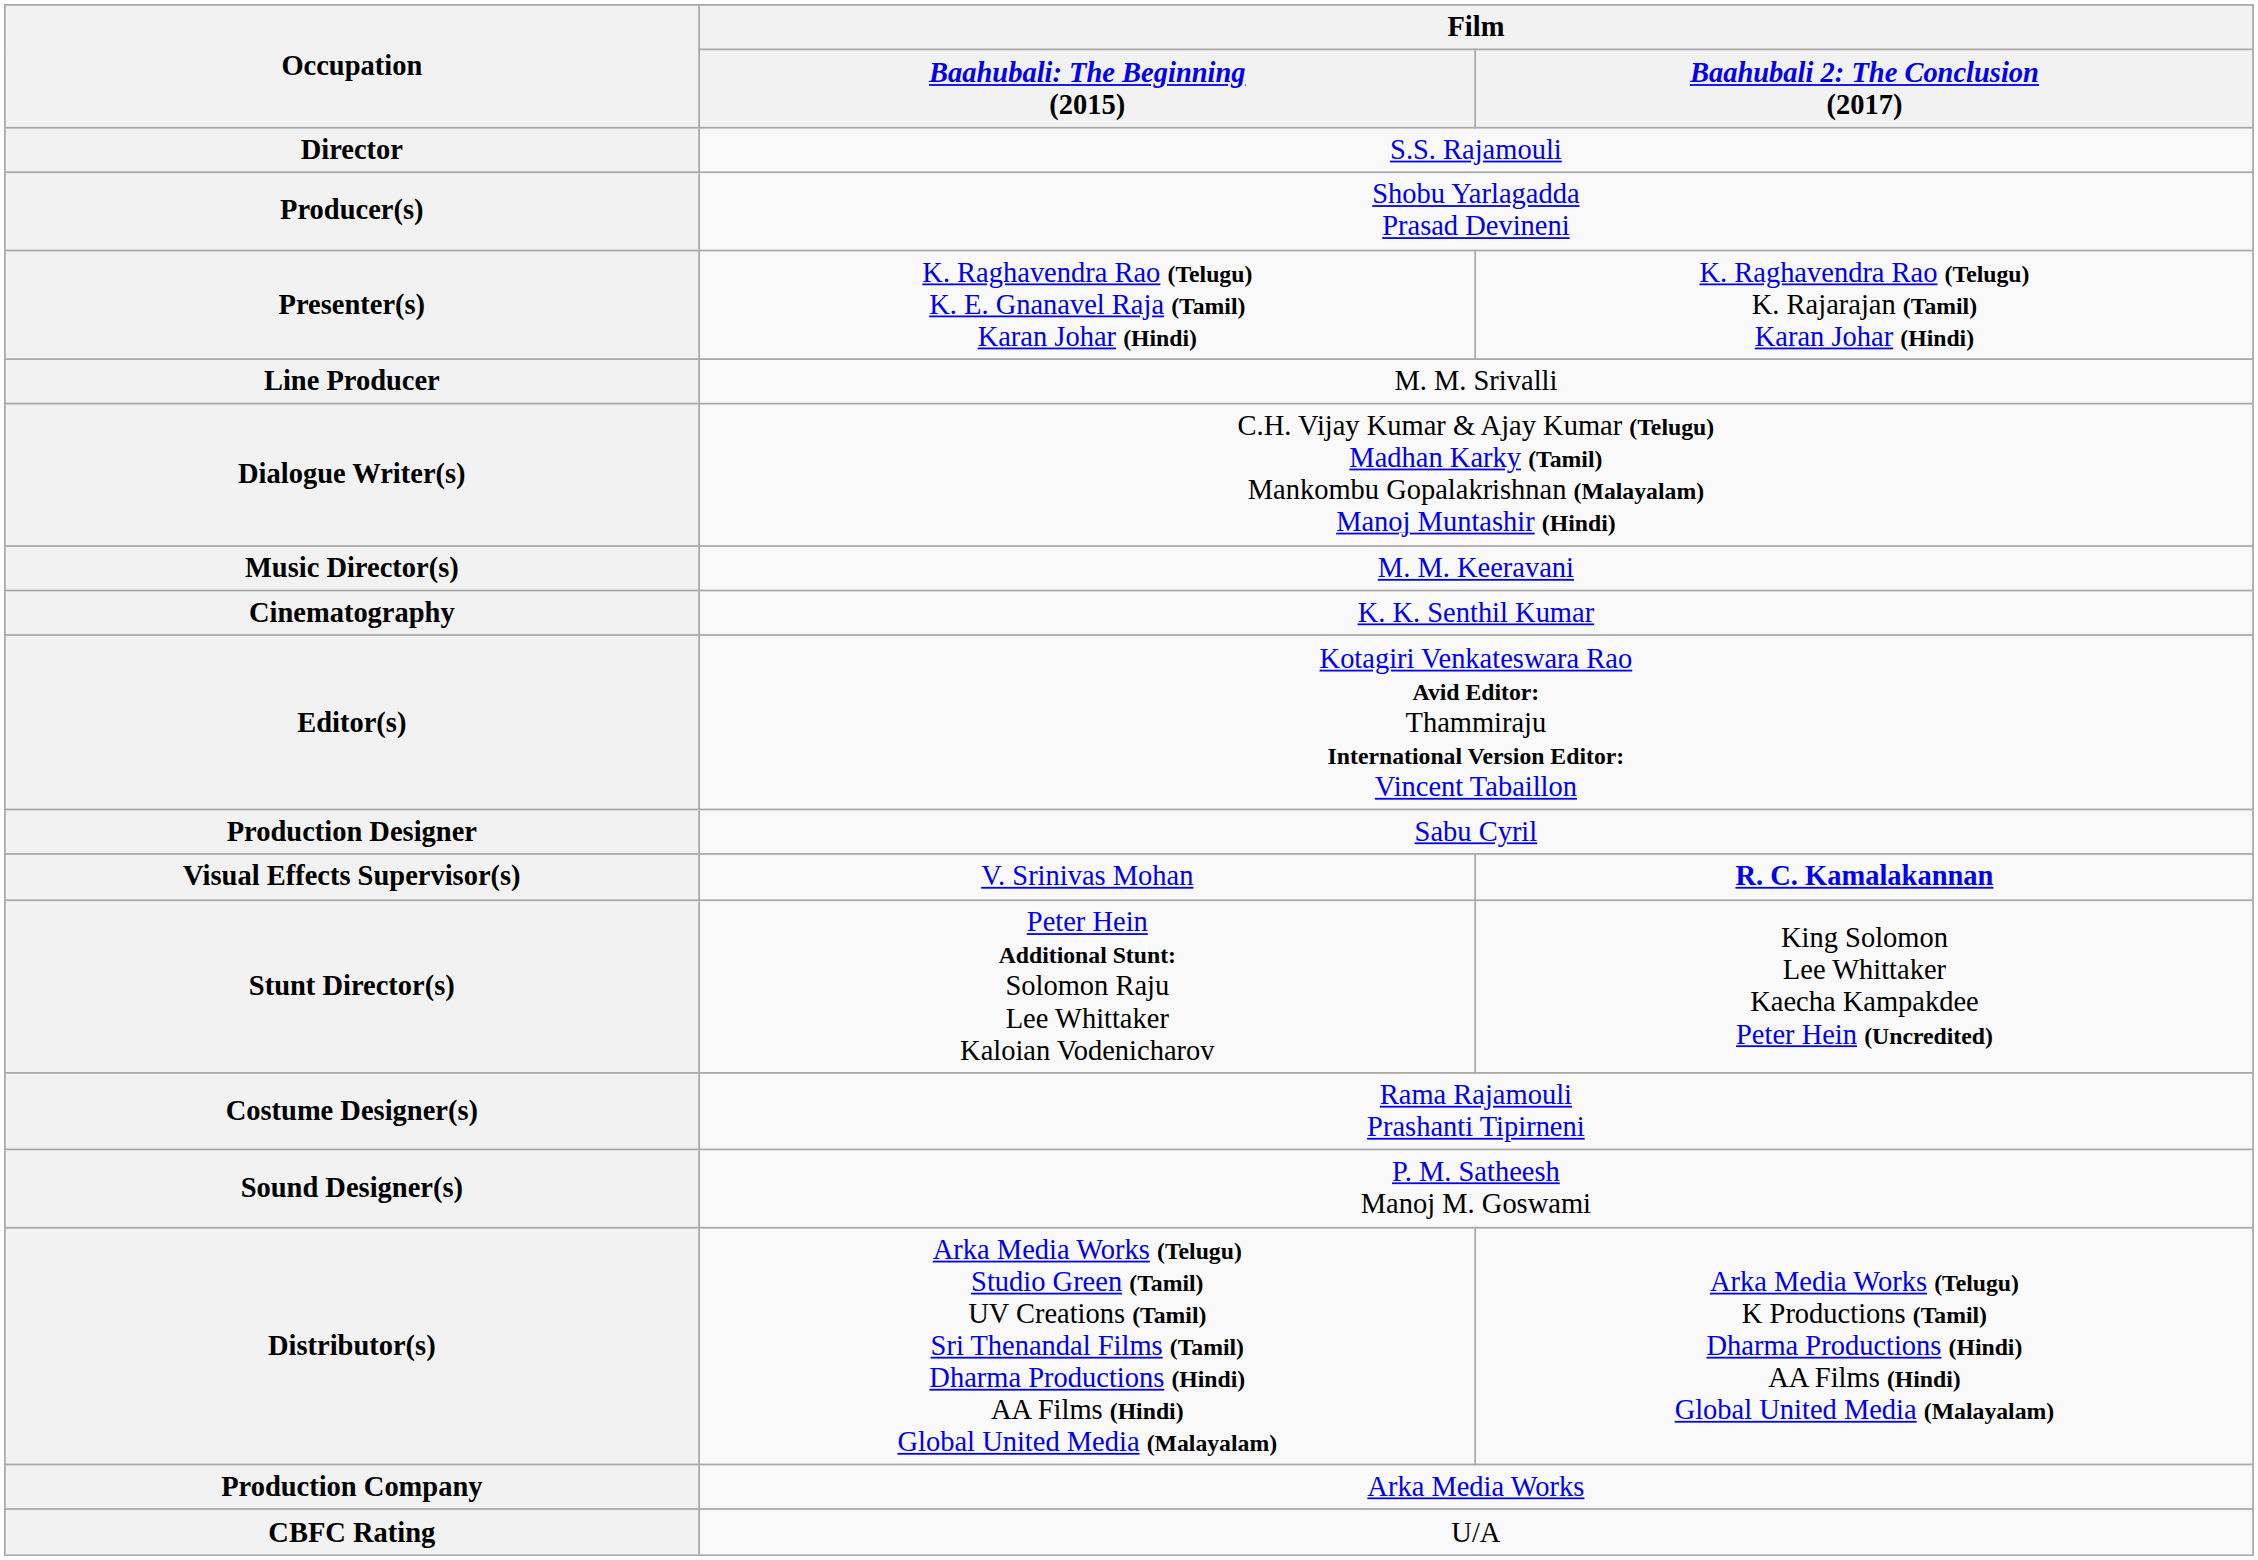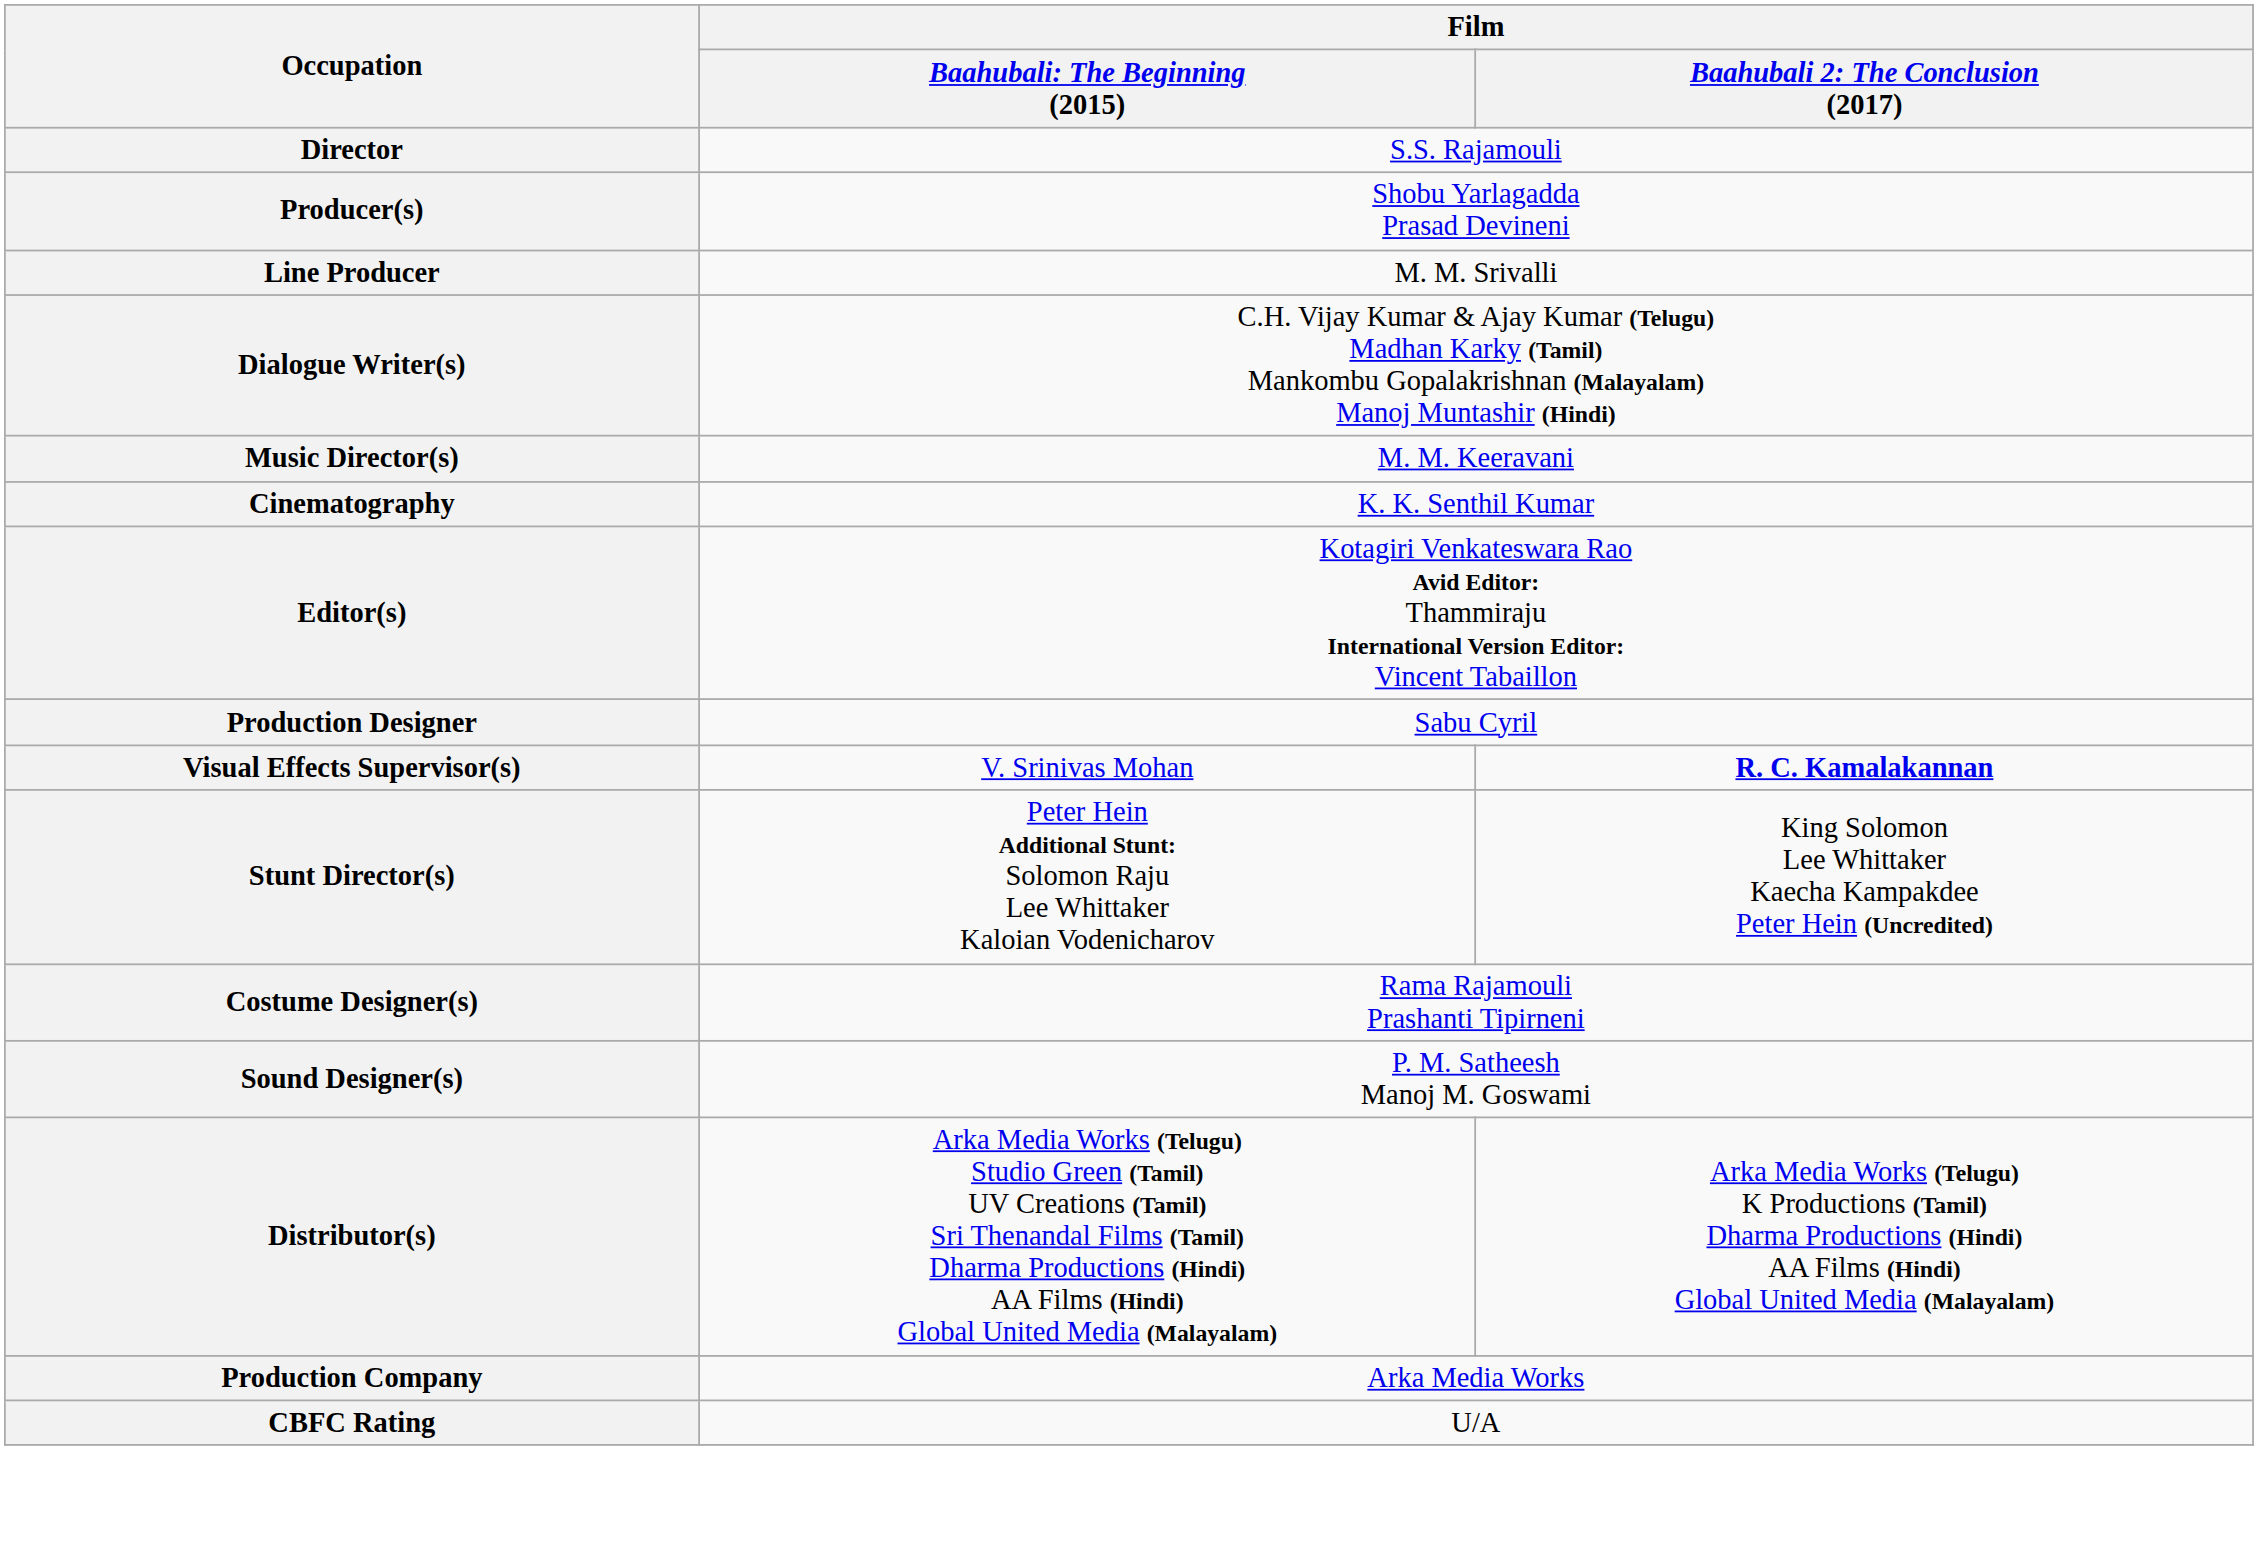- row: (352, 303)
